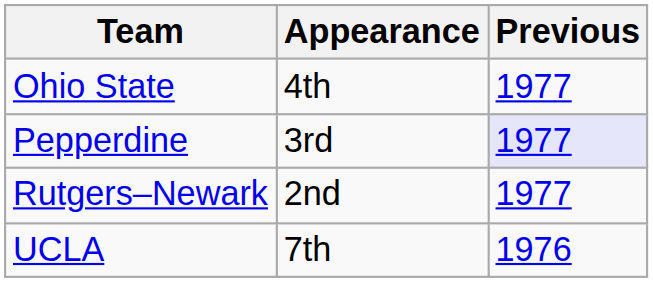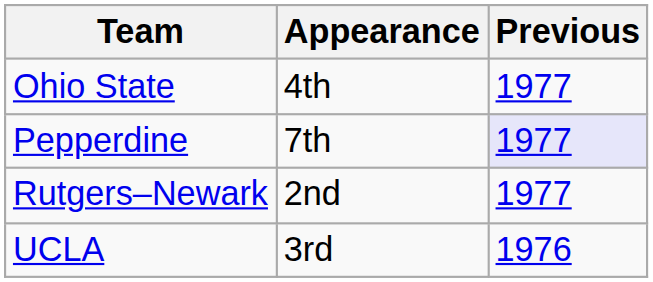(308, 140) 3rd -> (308, 140) 7th
(308, 248) 7th -> (308, 248) 3rd
